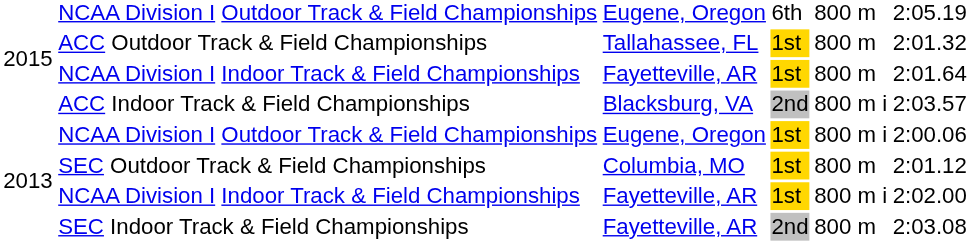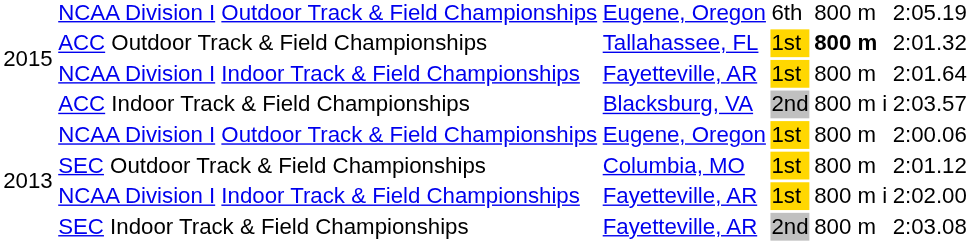(845, 43) normal -> (846, 43) bold
(851, 134) 800 m i -> (845, 134) 800 m
